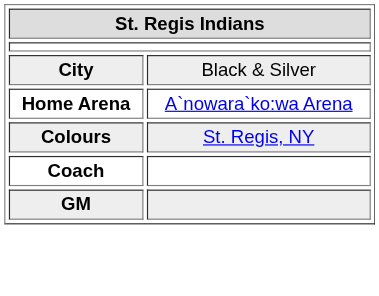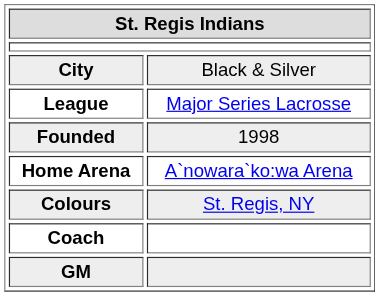+ row: (76, 103)
+ row: (76, 137)
